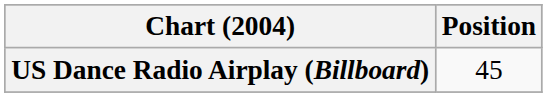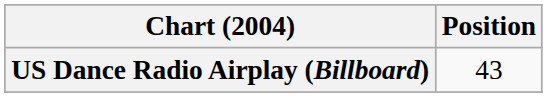(489, 69) 45 -> (489, 69) 43
